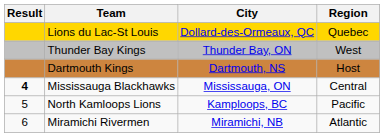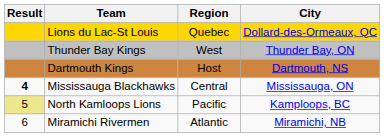columns swapped: (348, 13) <-> (247, 13)
(25, 104) no background -> (25, 104) khaki background
